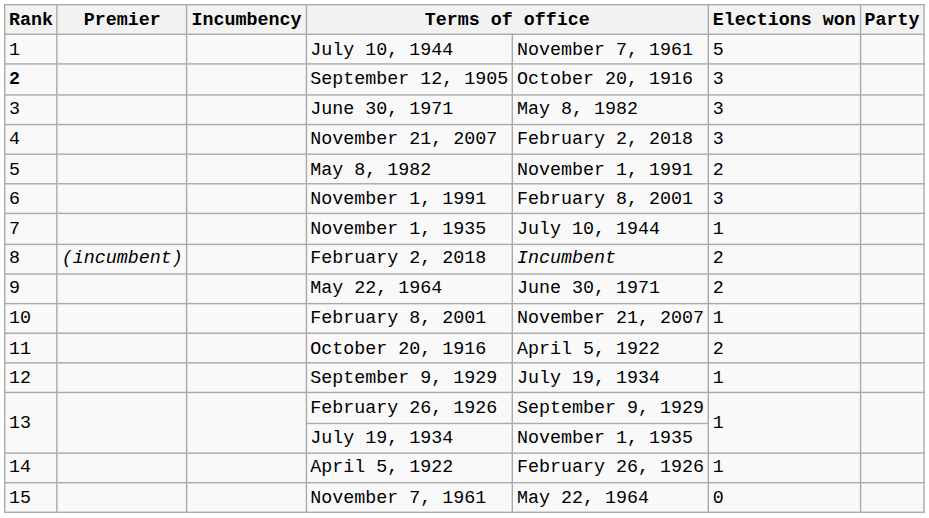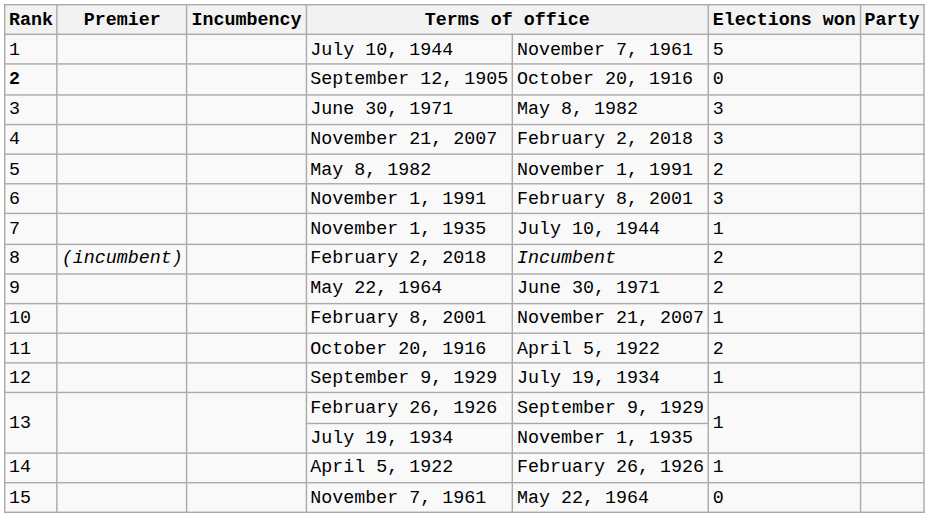(718, 79) 3 -> (718, 79) 0
